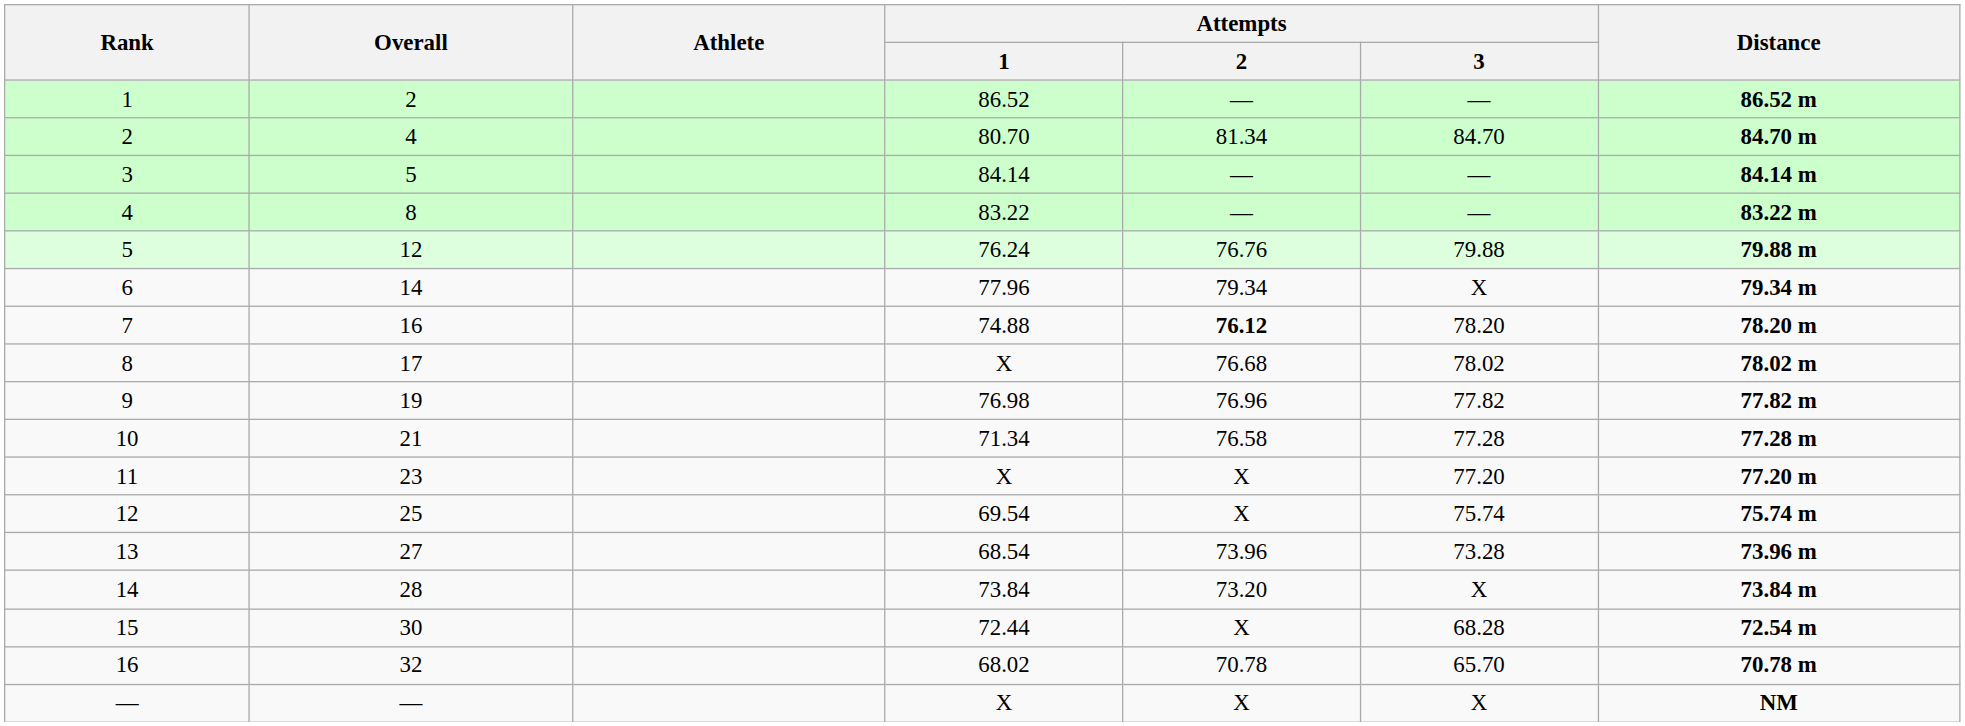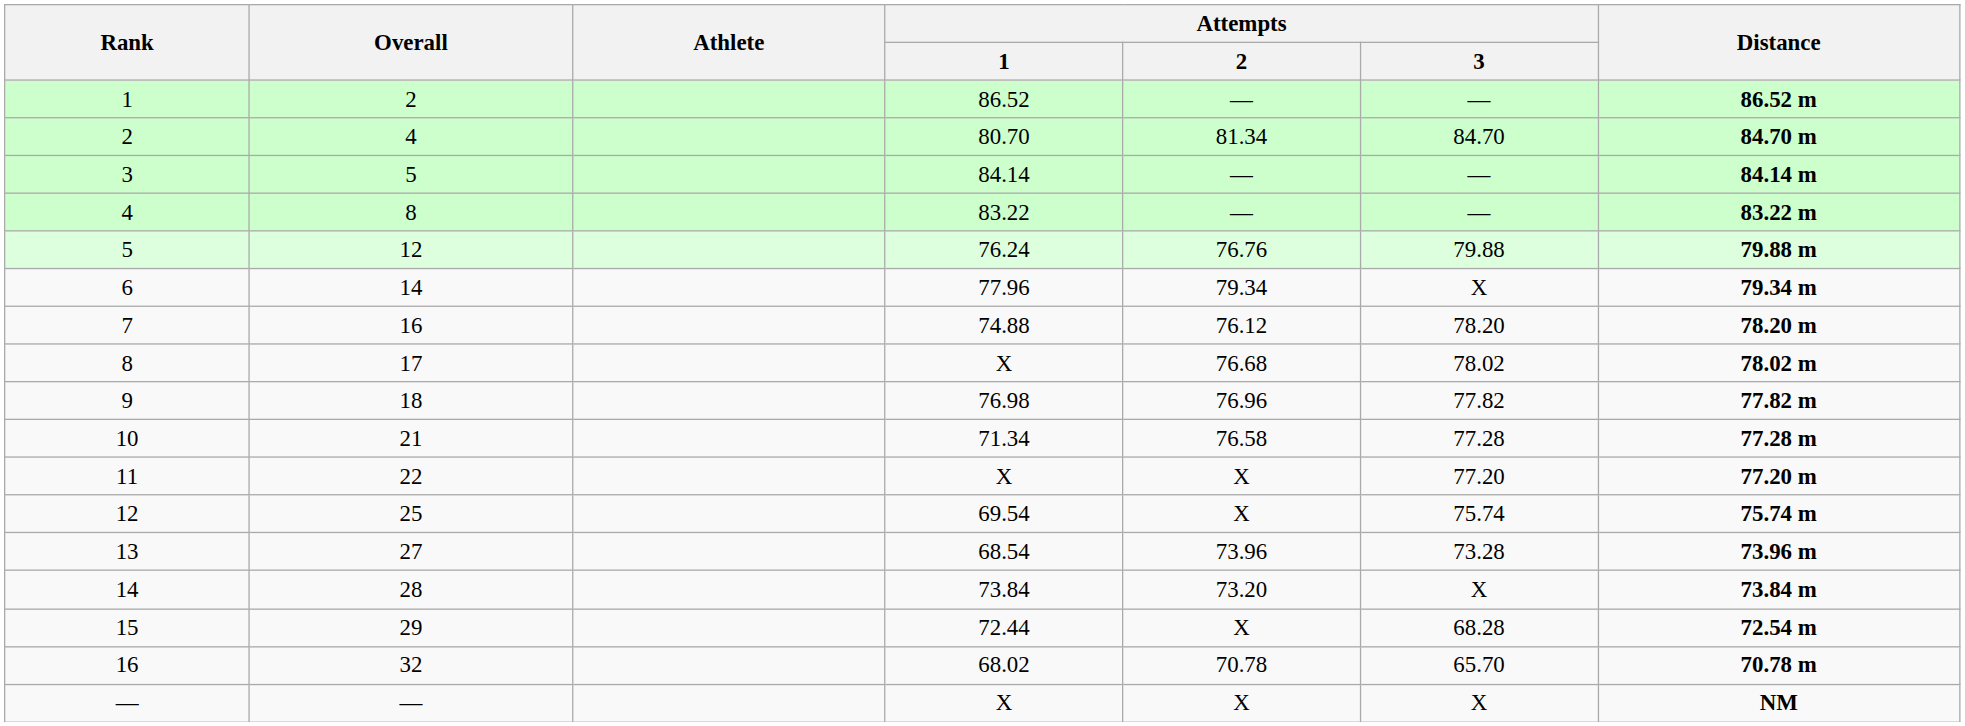(1242, 324) bold -> (1242, 324) normal
(411, 400) 19 -> (411, 400) 18
(411, 475) 23 -> (411, 475) 22
(411, 626) 30 -> (411, 626) 29
